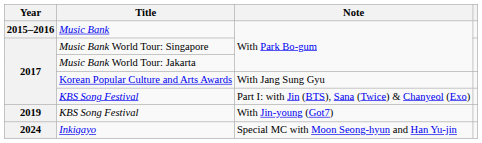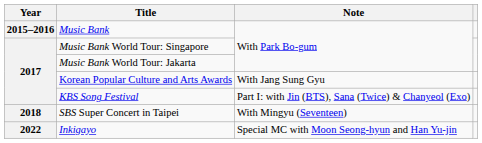+ row: (119, 113)
- row: (99, 113)
(31, 130) 2024 -> (31, 130) 2022
